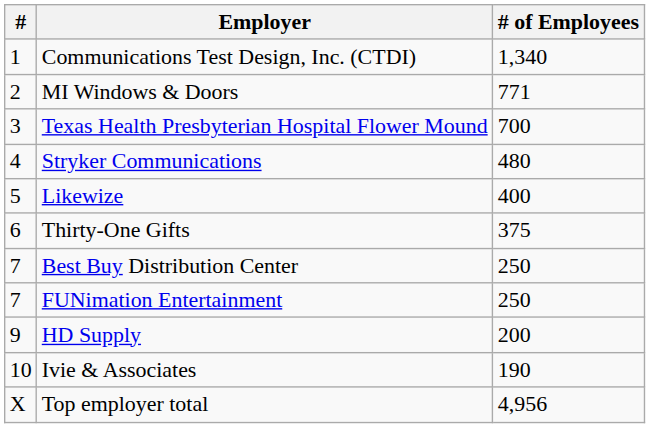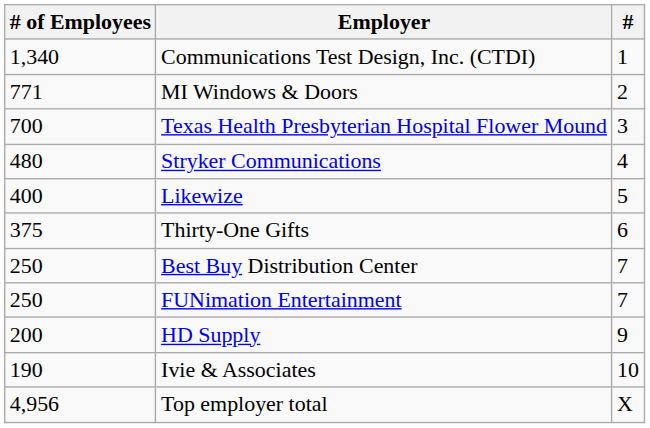columns swapped: (21, 21) <-> (568, 21)
